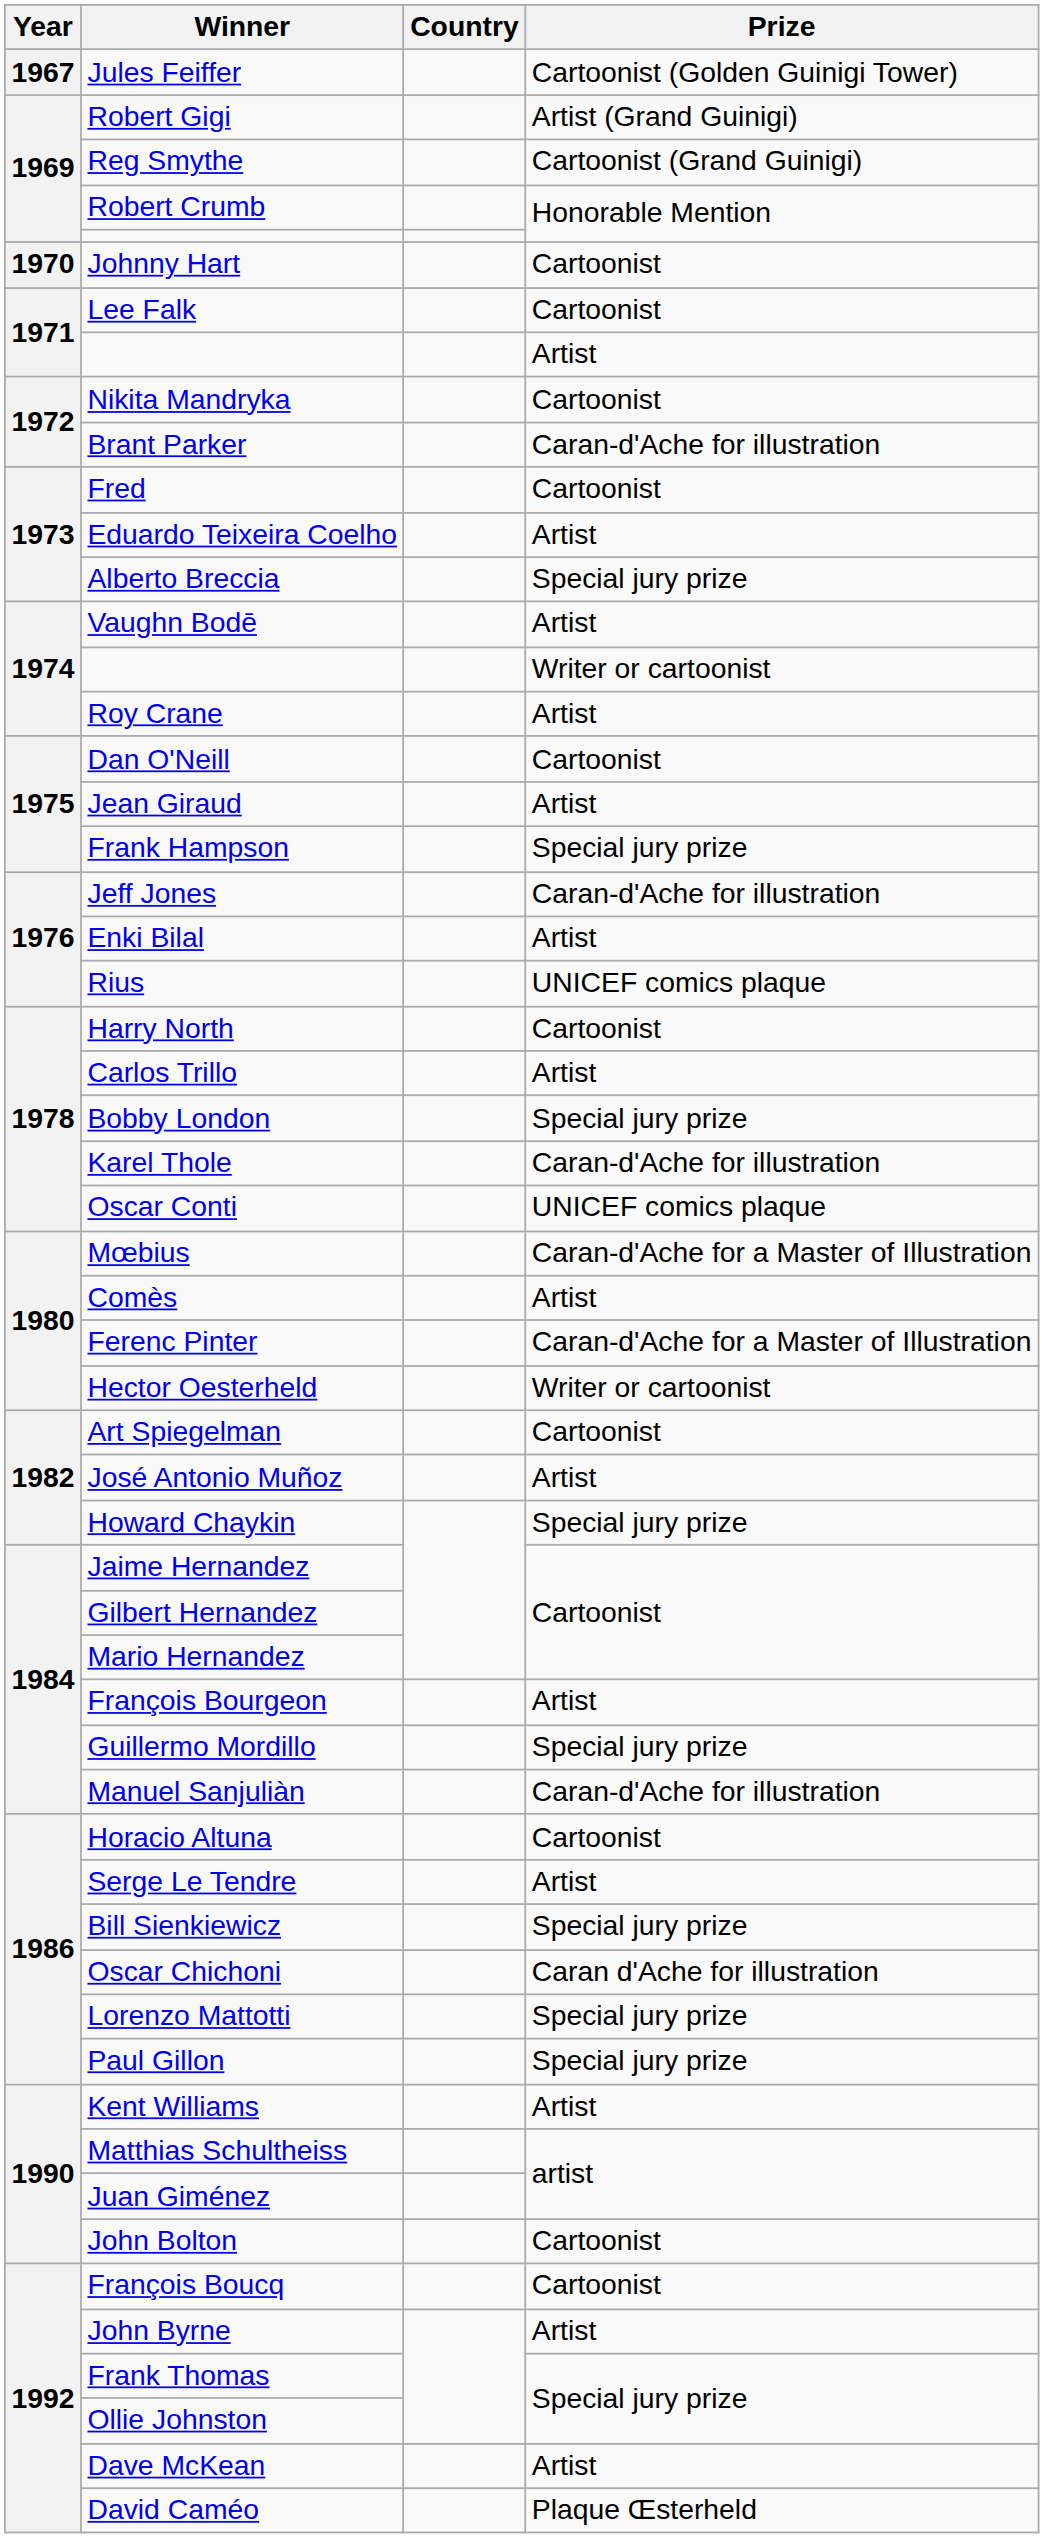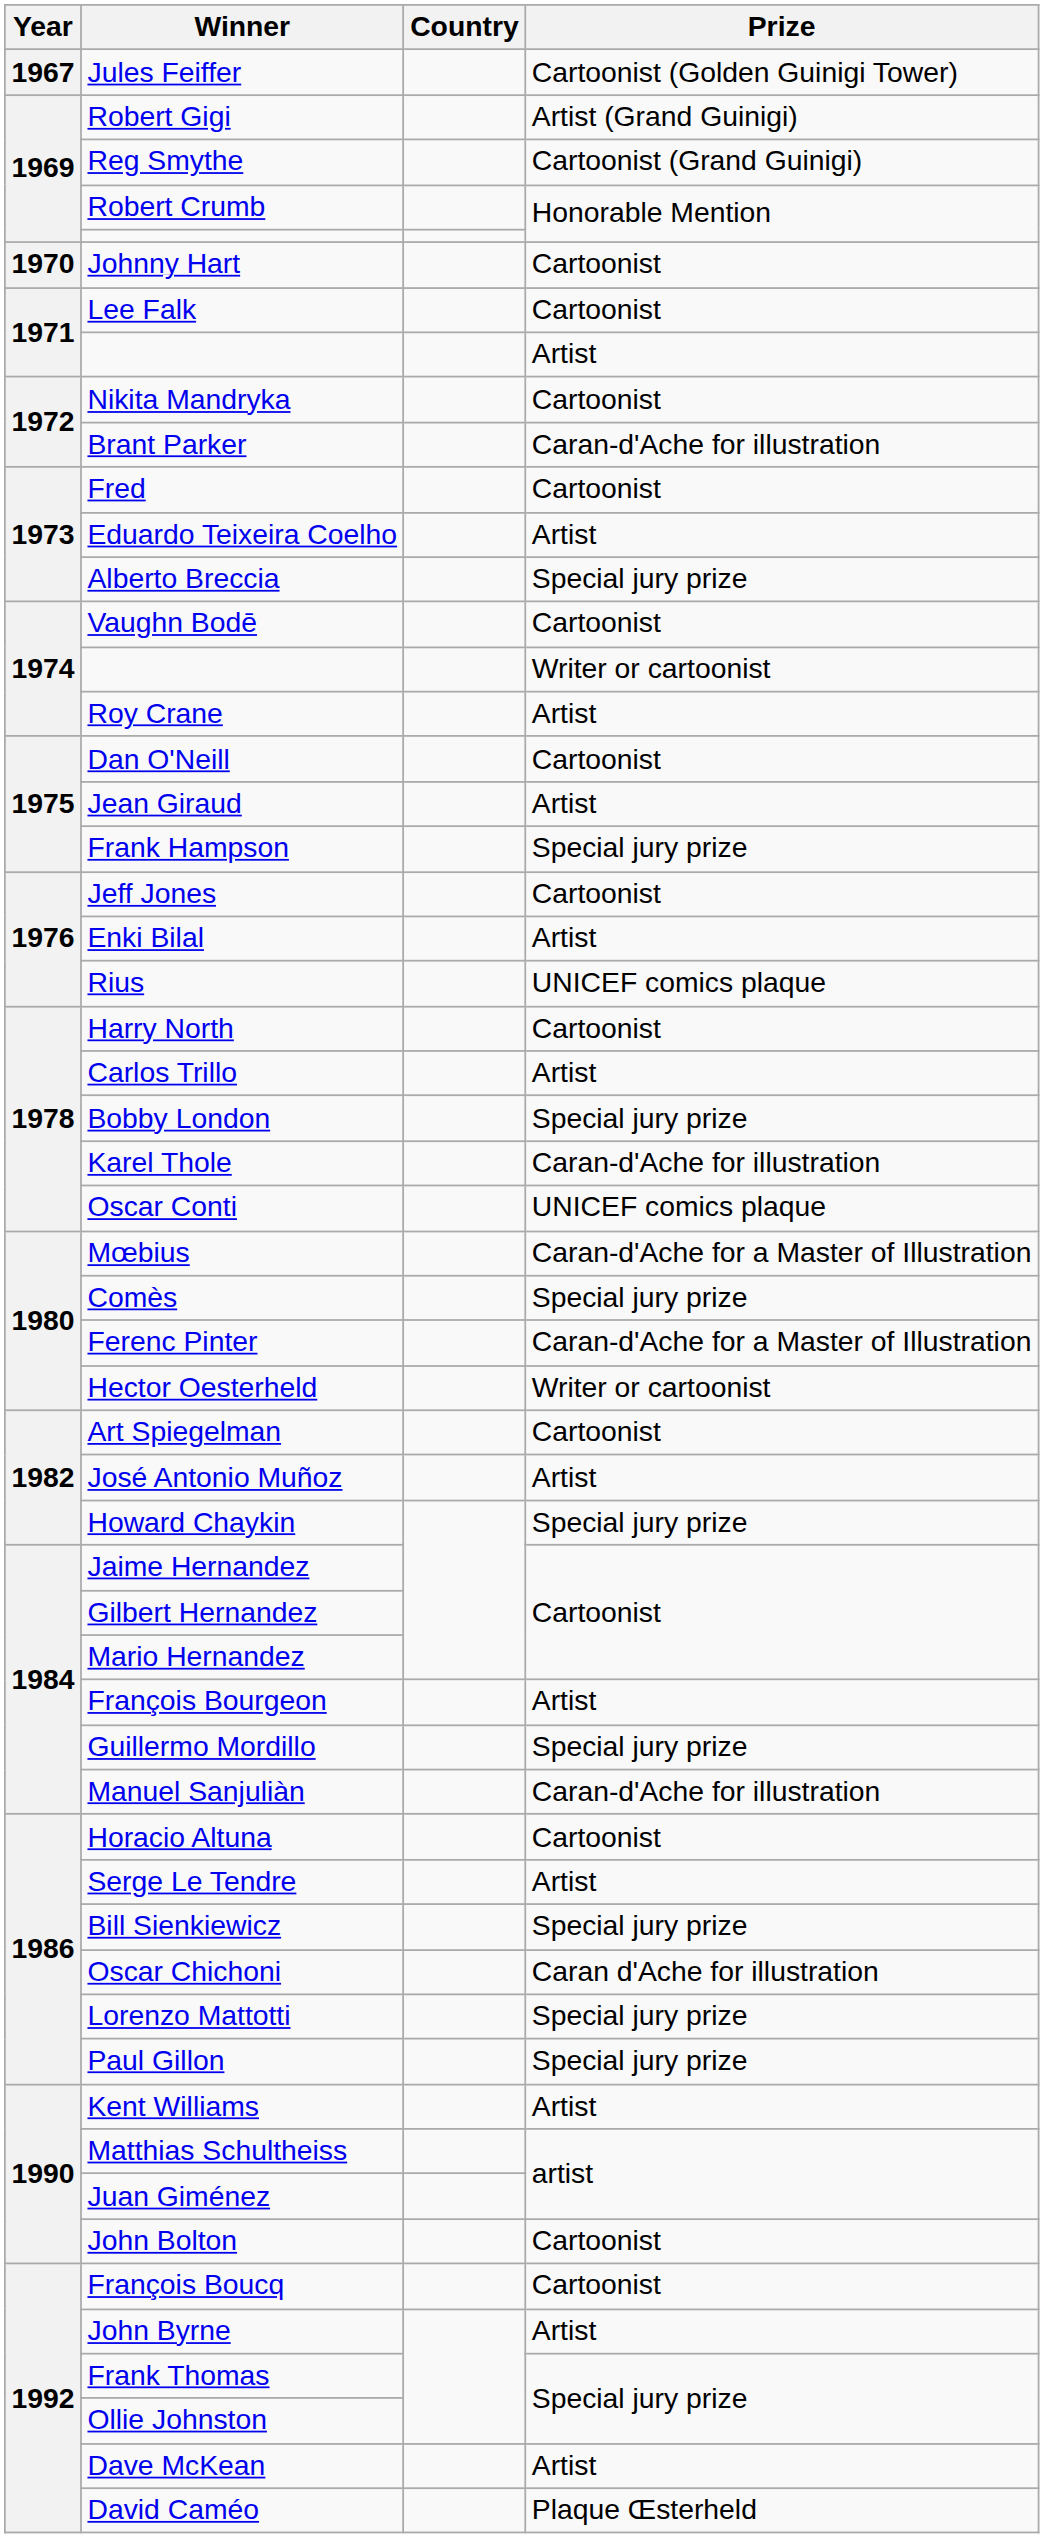(564, 623) Artist -> (596, 623) Cartoonist
(706, 893) Caran-d'Ache for illustration -> (596, 893) Cartoonist
(564, 1297) Artist -> (640, 1297) Special jury prize
